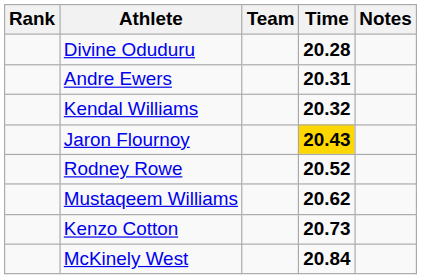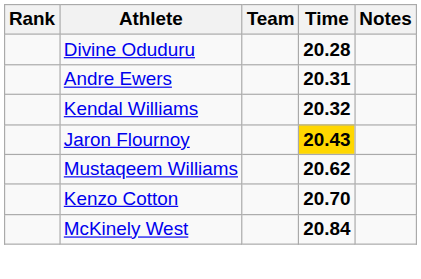- row: (123, 169)
(327, 229) 20.73 -> (327, 199) 20.70
